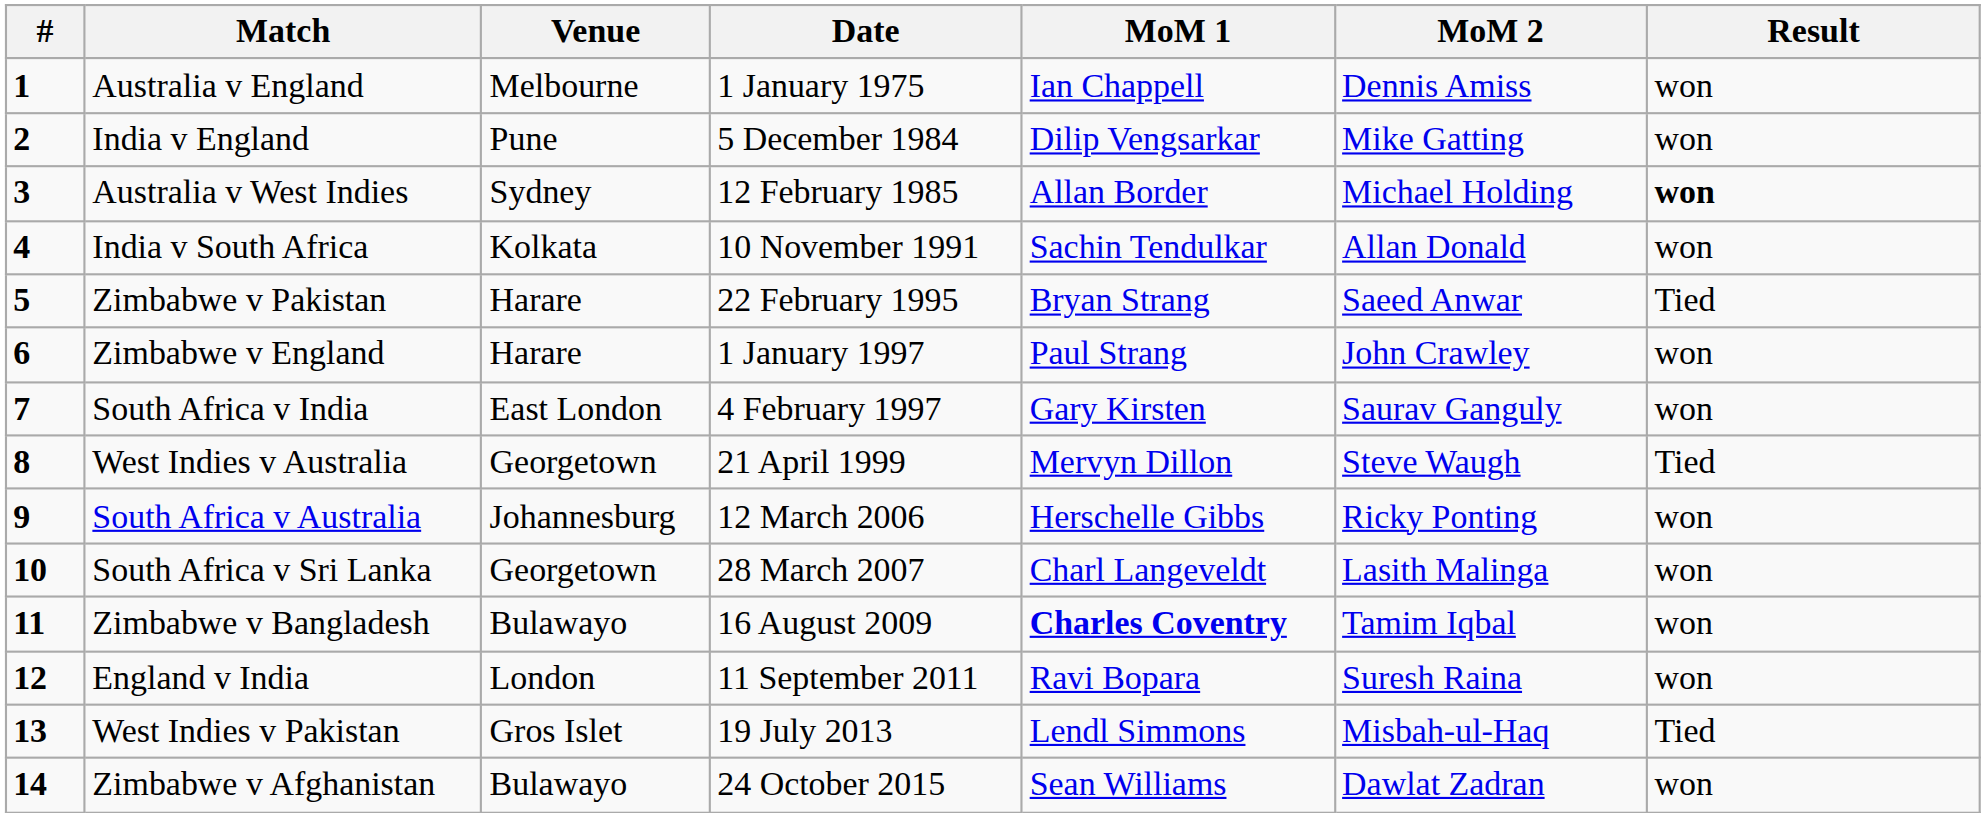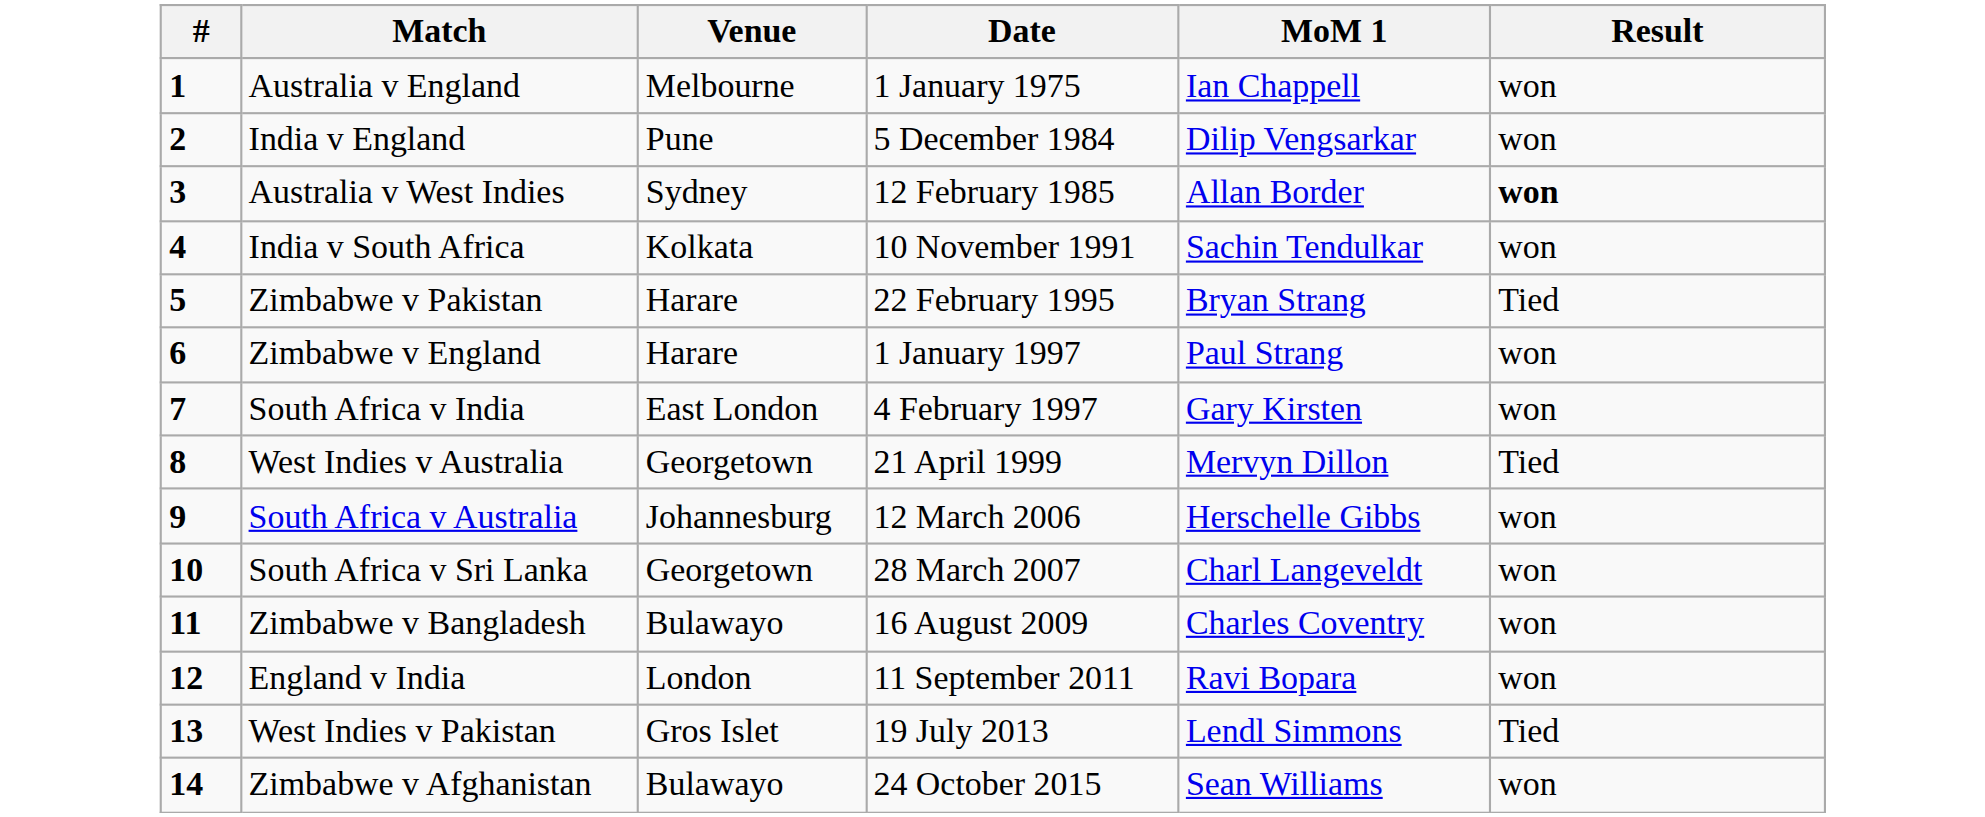- column: (1490, 31)
(1158, 623) bold -> (1305, 623) normal
